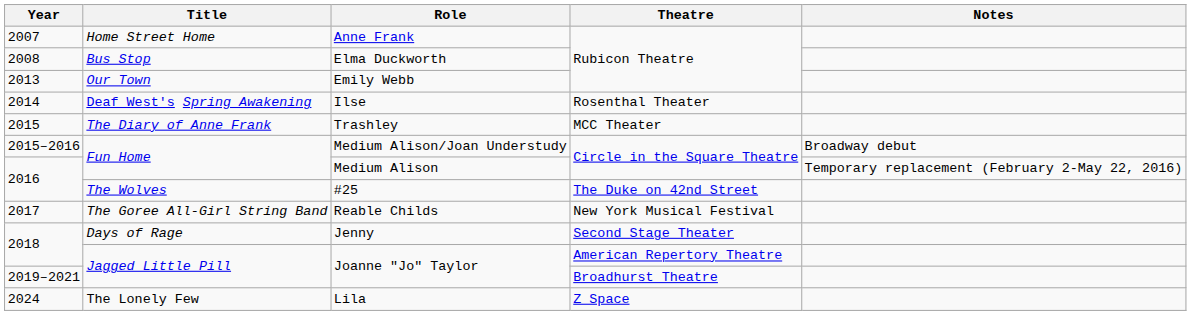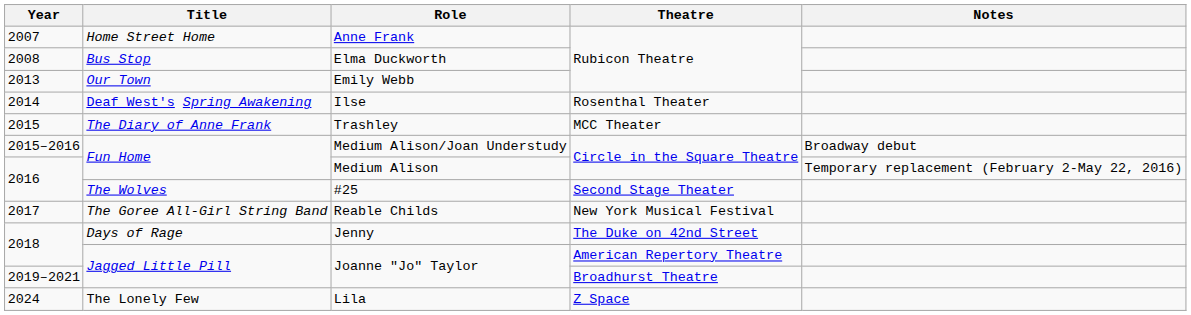(666, 190) The Duke on 42nd Street -> (654, 190) Second Stage Theater
(654, 234) Second Stage Theater -> (666, 234) The Duke on 42nd Street
